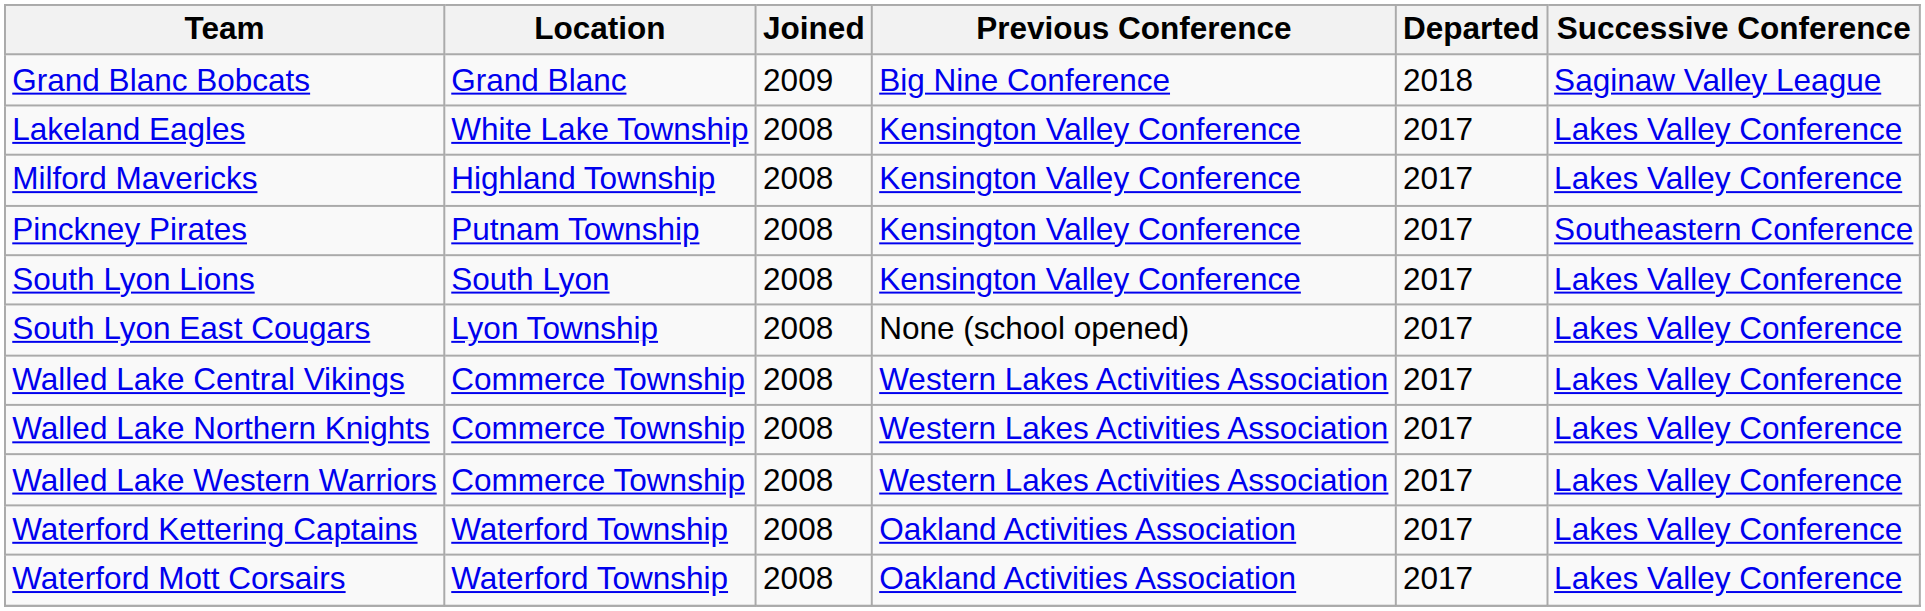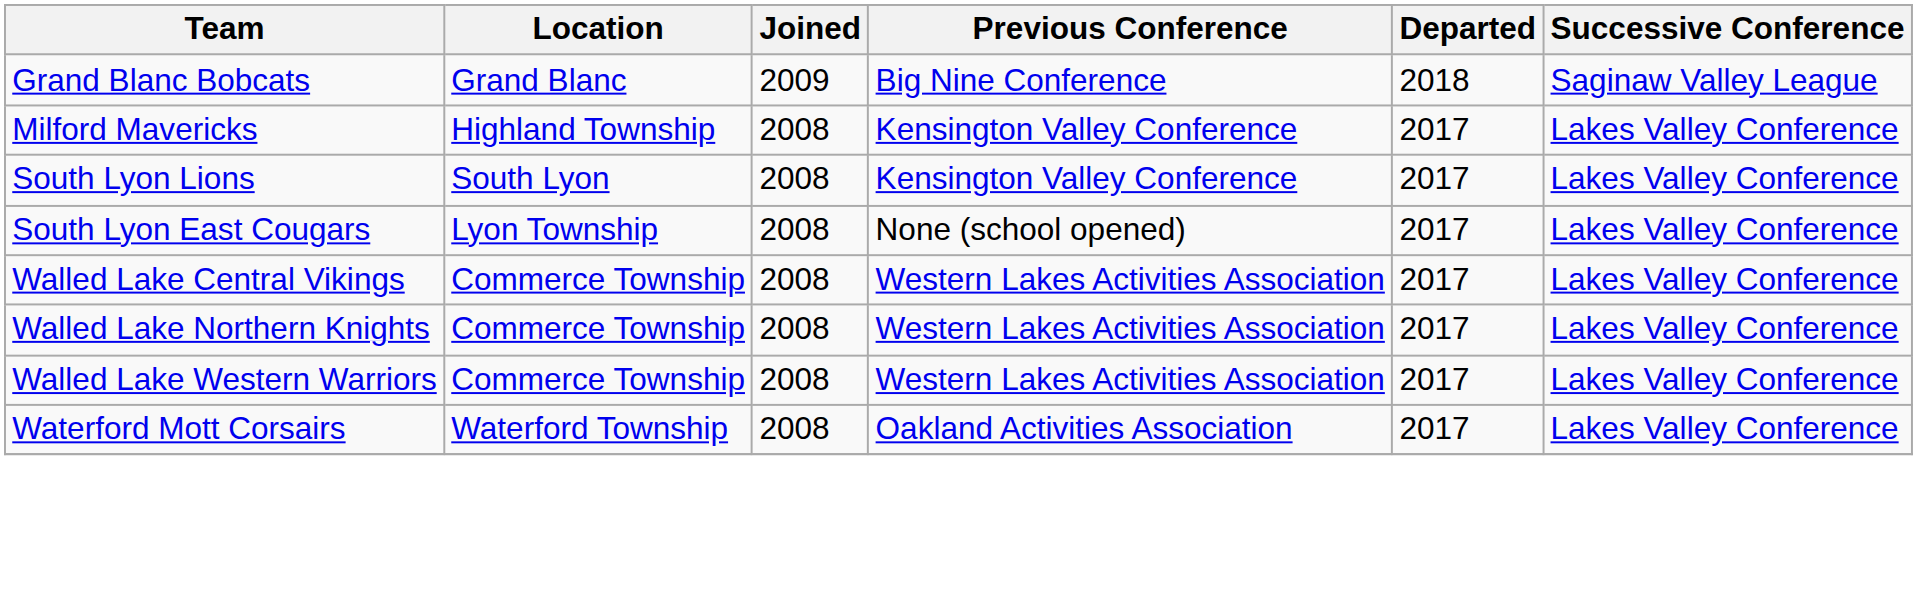- row: (129, 129)
- row: (130, 229)
- row: (215, 529)
